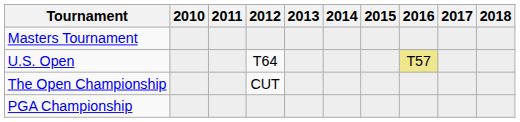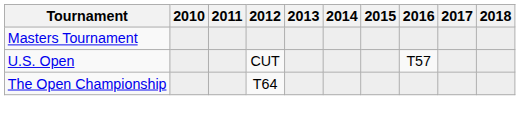(265, 61) T64 -> (265, 61) CUT
(419, 61) khaki background -> (419, 61) no background
(265, 84) CUT -> (265, 84) T64
- row: (70, 106)
